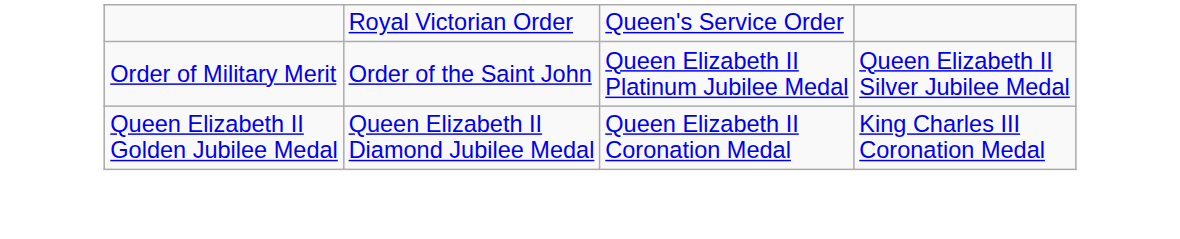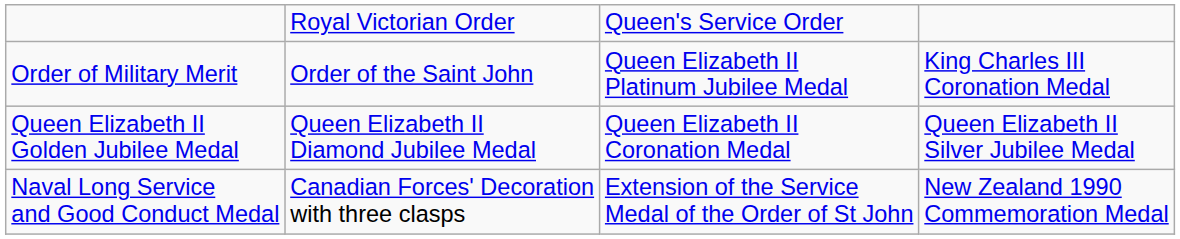(965, 73) Queen Elizabeth II Silver Jubilee Medal -> (1017, 73) King Charles III Coronation Medal
(952, 137) King Charles III Coronation Medal -> (1030, 137) Queen Elizabeth II Silver Jubilee Medal
+ row: (145, 201)
